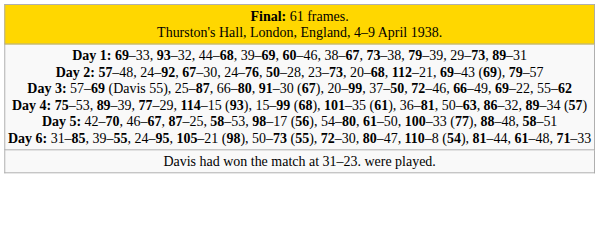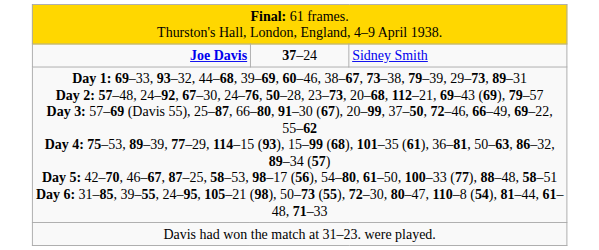+ row: (219, 55)
